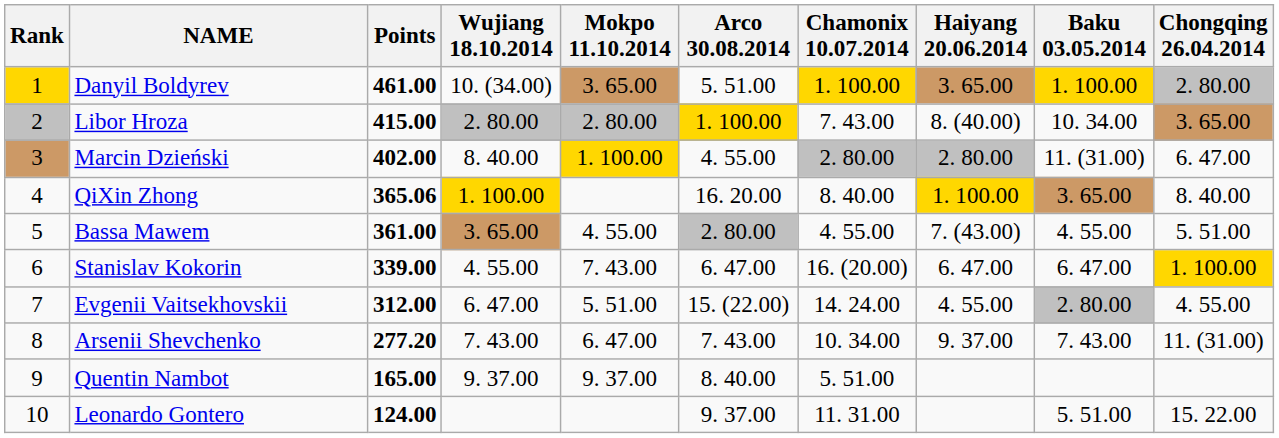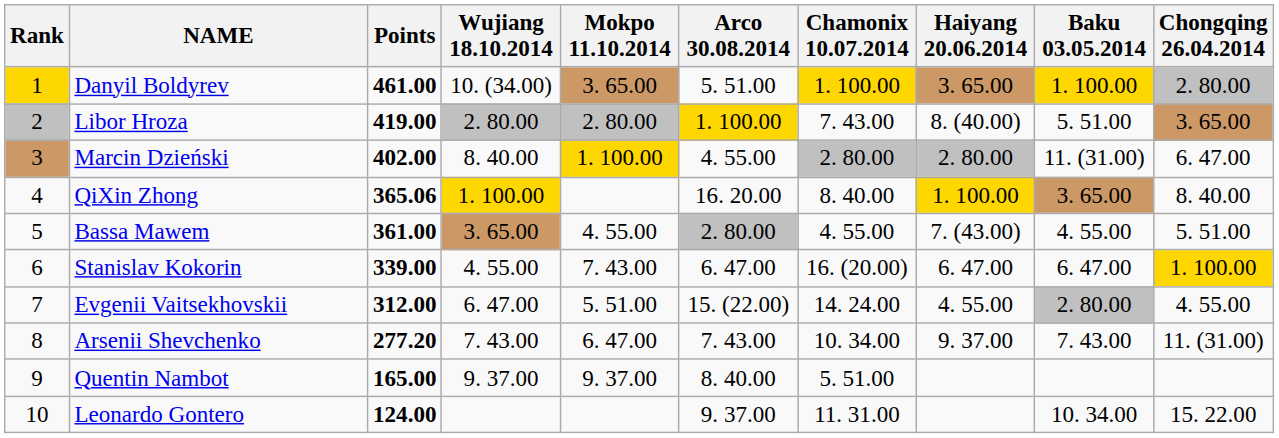(405, 121) 415.00 -> (405, 121) 419.00
(1094, 121) 10. 34.00 -> (1094, 121) 5. 51.00
(1094, 414) 5. 51.00 -> (1094, 414) 10. 34.00
